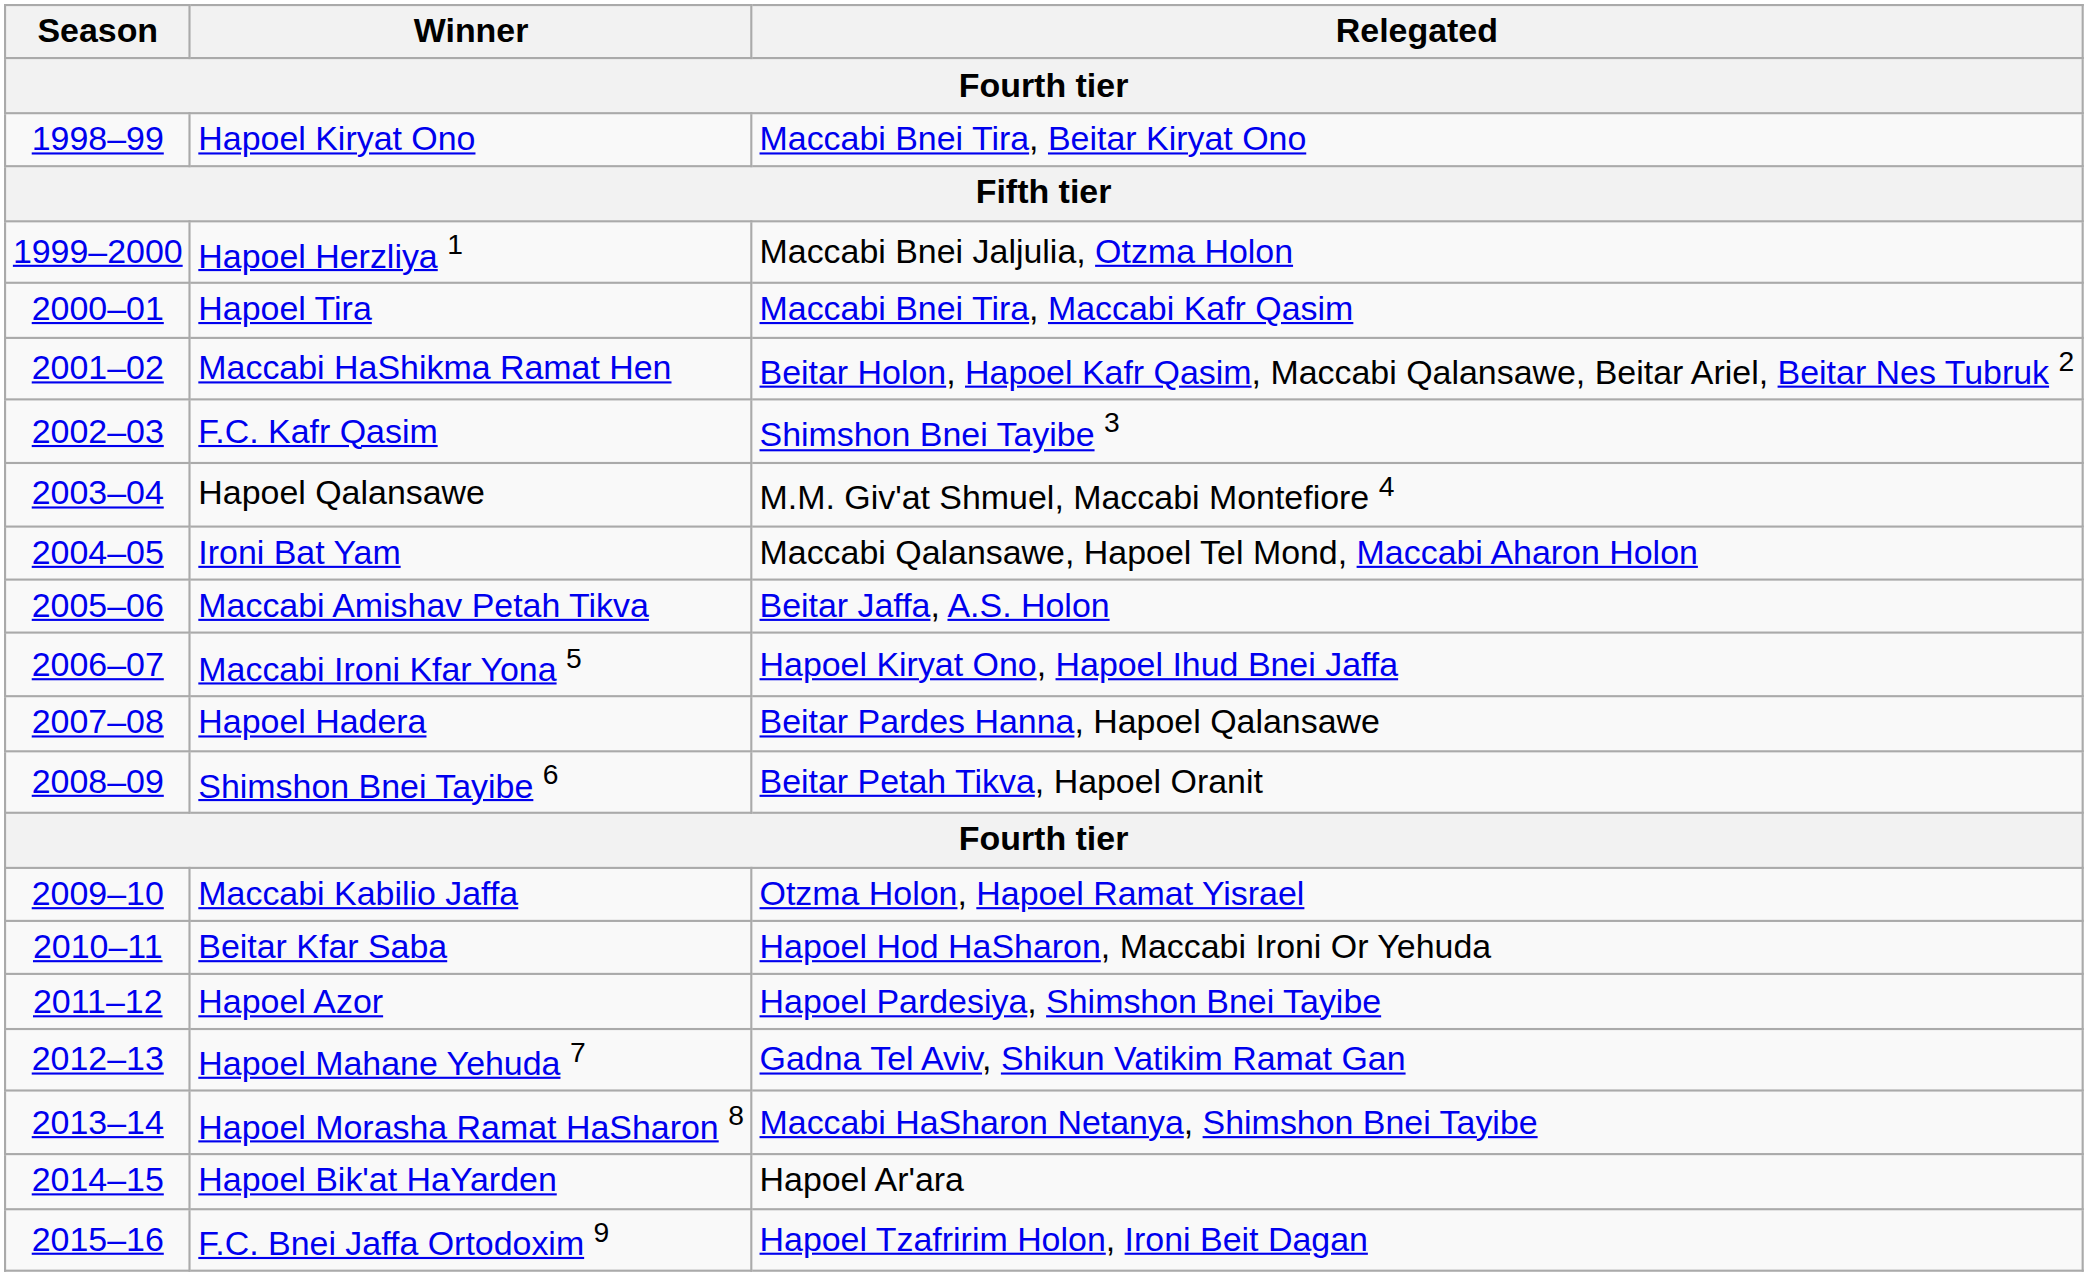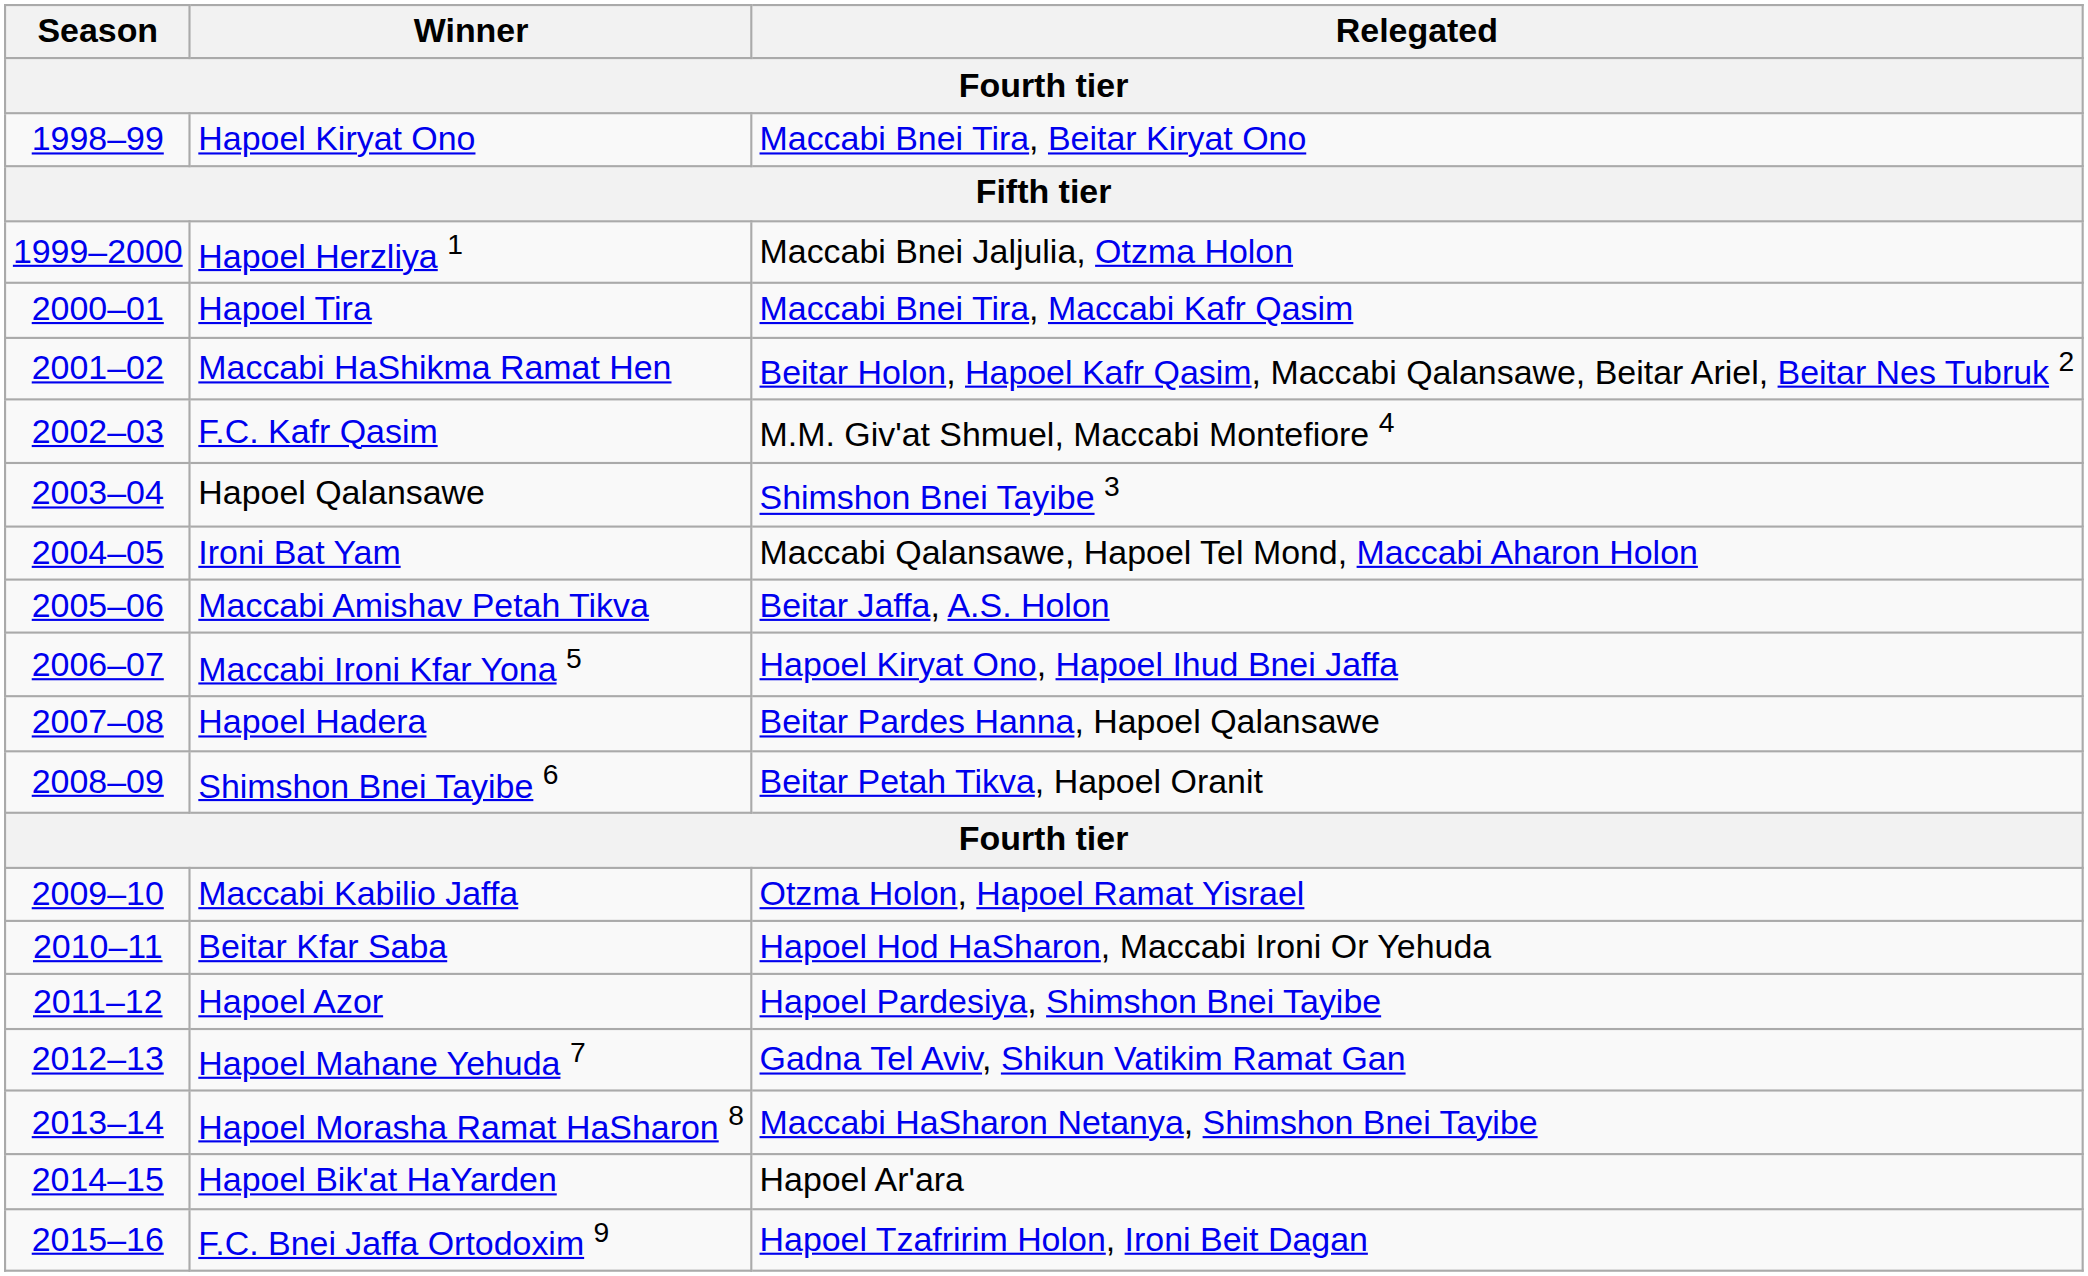(940, 430) Shimshon Bnei Tayibe 3 -> (1077, 430) M.M. Giv'at Shmuel, Maccabi Montefiore 4
(1077, 493) M.M. Giv'at Shmuel, Maccabi Montefiore 4 -> (940, 493) Shimshon Bnei Tayibe 3
